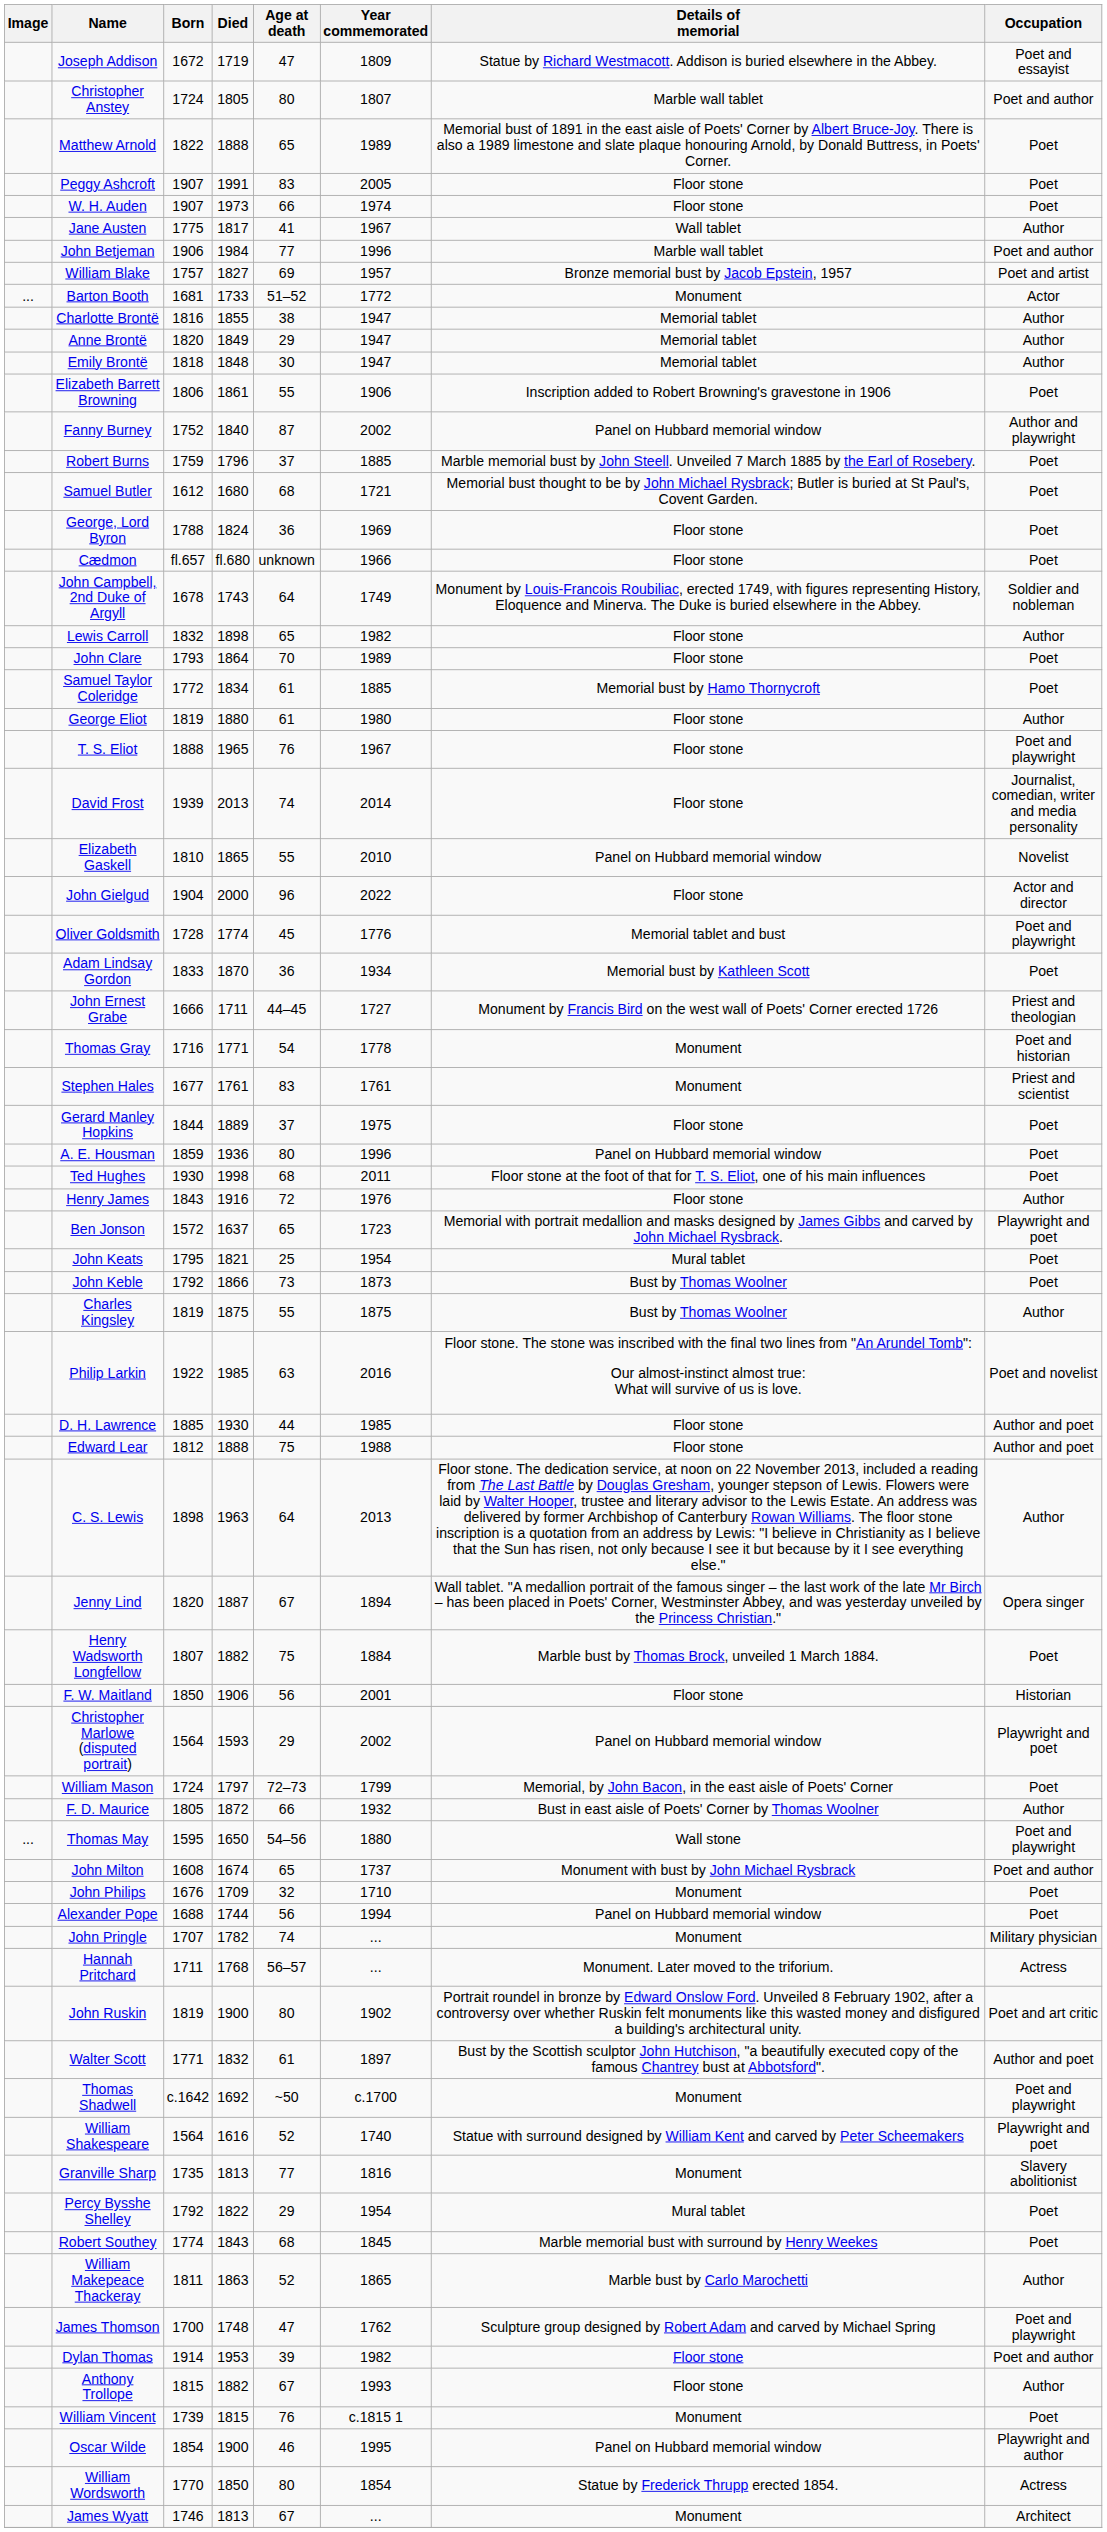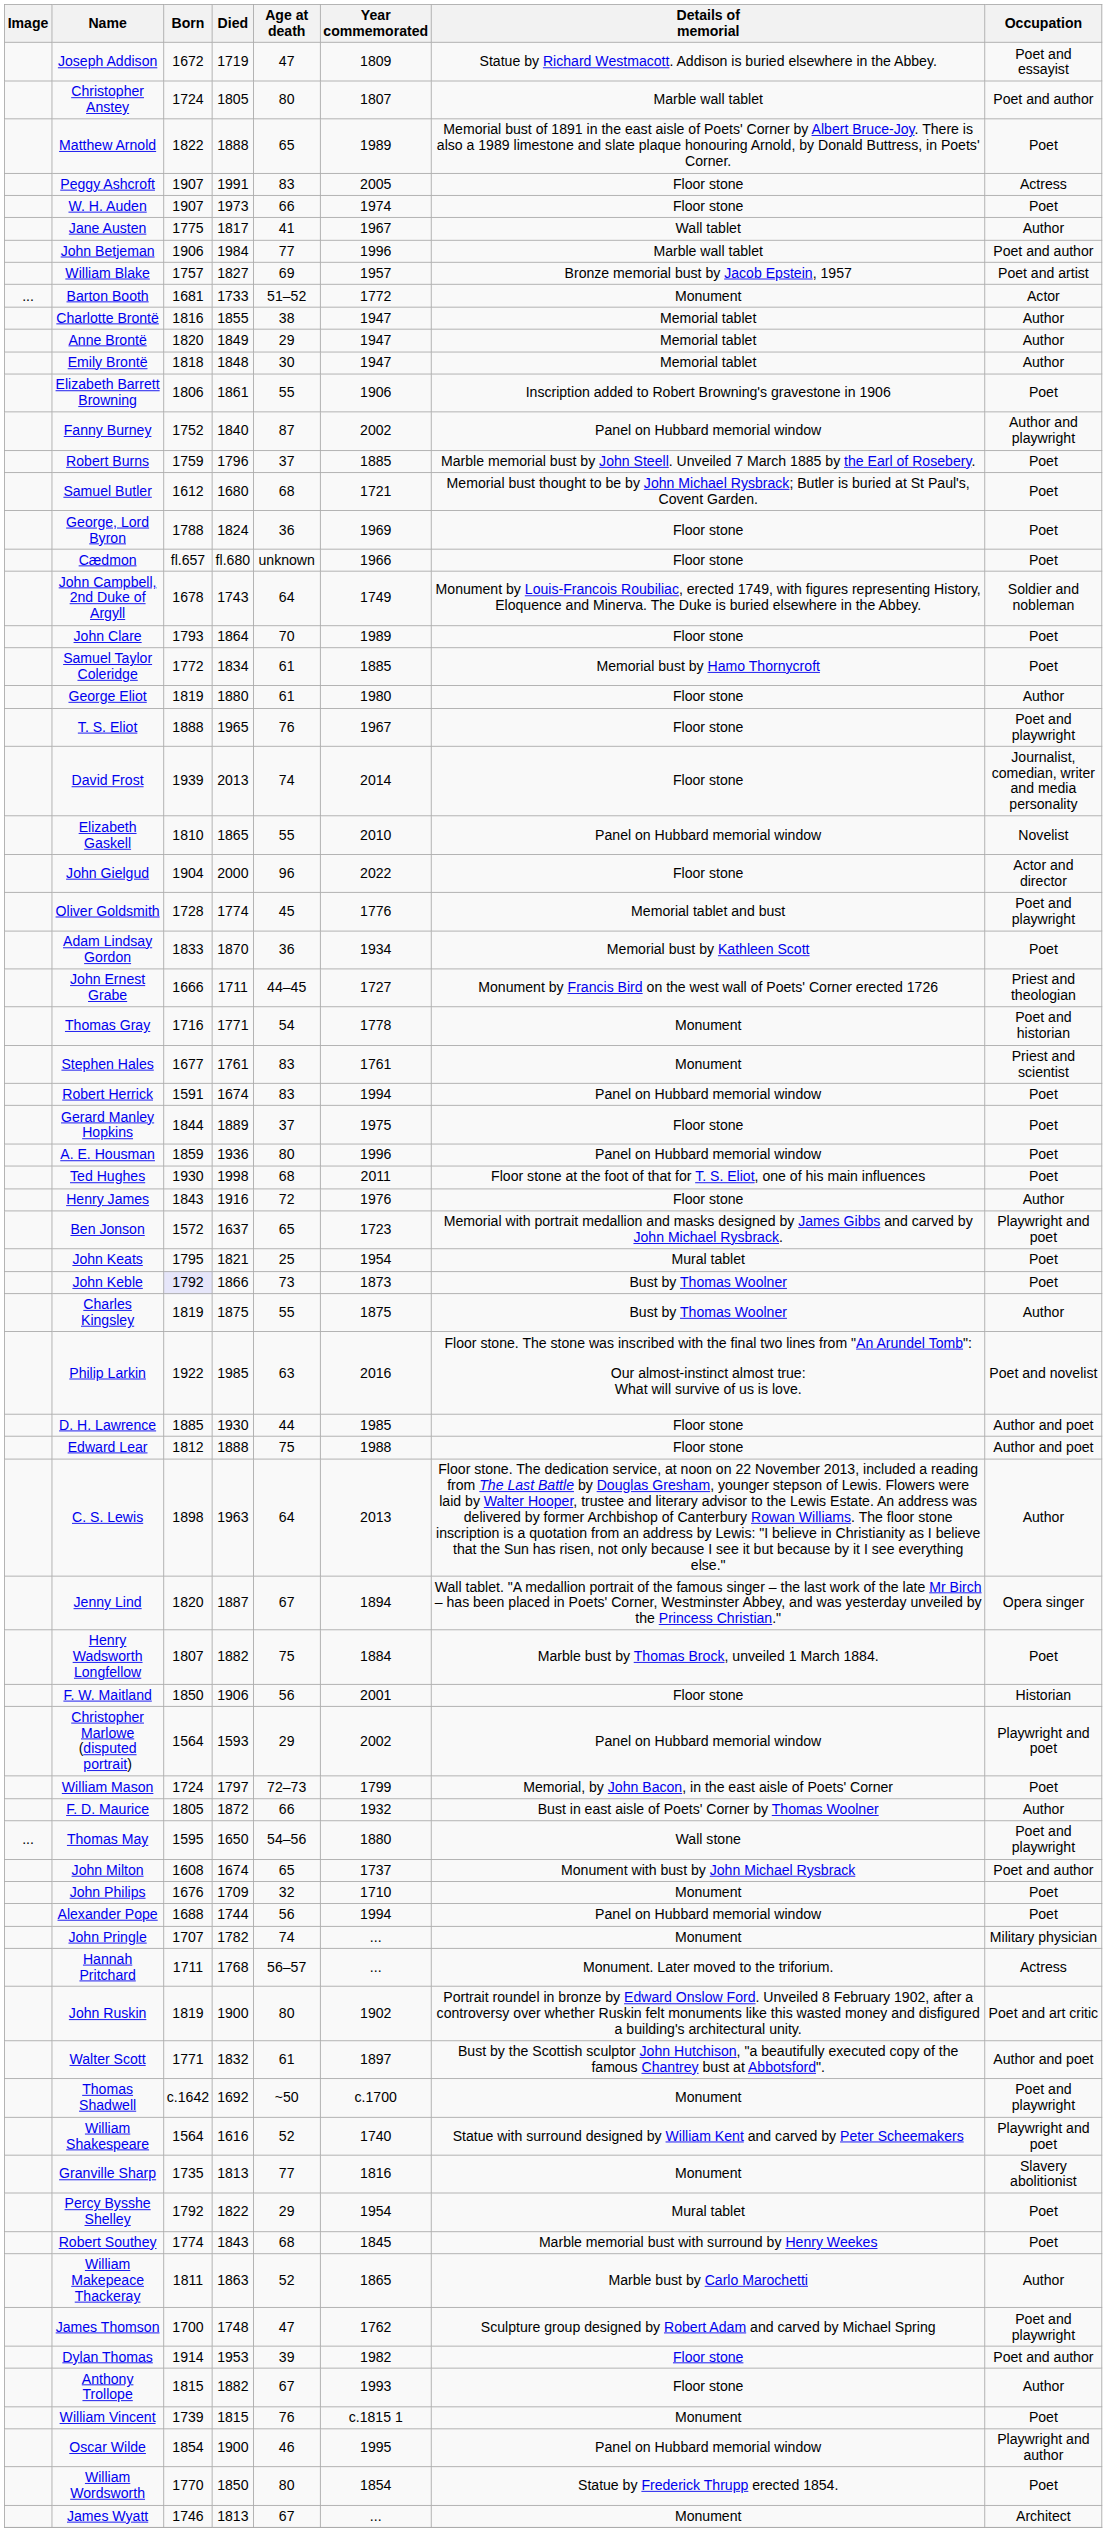(1043, 184) Poet -> (1043, 184) Actress
- row: (108, 636)
+ row: (108, 1094)
(188, 1282) no background -> (188, 1282) lavender background
(1043, 2486) Actress -> (1043, 2486) Poet
